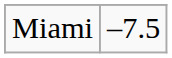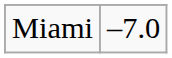(134, 27) –7.5 -> (134, 27) –7.0
